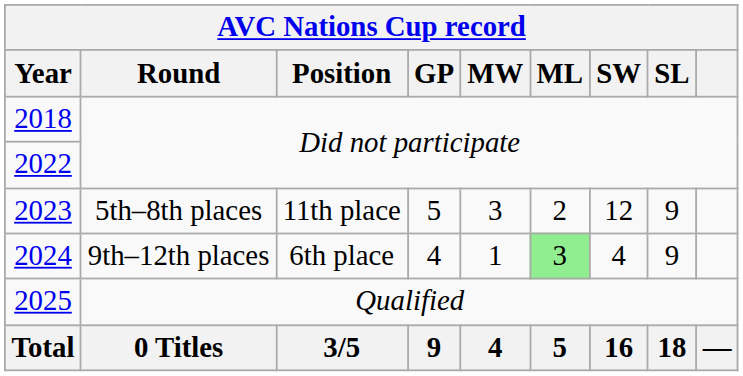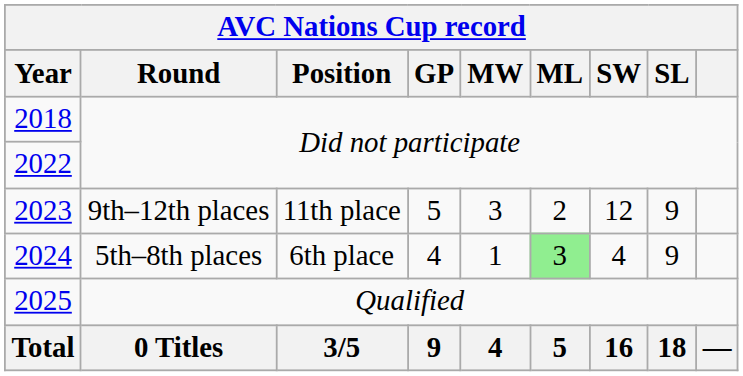(179, 210) 5th–8th places -> (179, 210) 9th–12th places
(179, 255) 9th–12th places -> (179, 255) 5th–8th places
